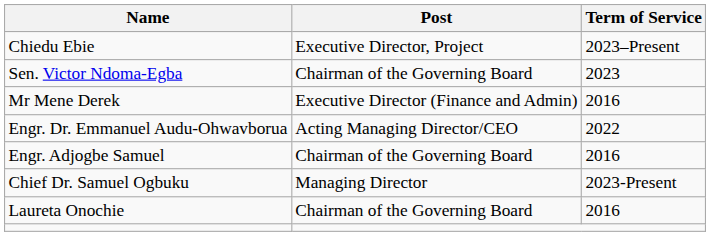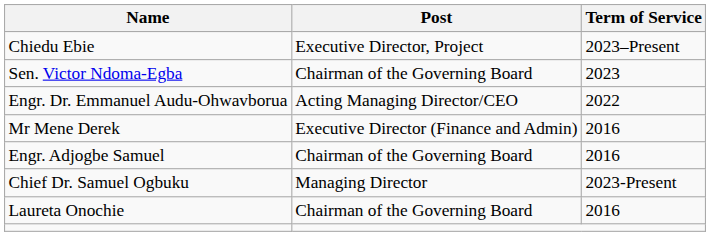rows swapped: (148, 127) <-> (64, 100)
